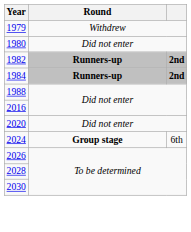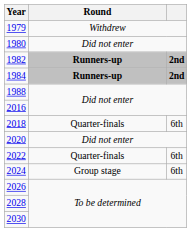+ row: (16, 124)
+ row: (16, 156)
(97, 140) bold -> (97, 171) normal
